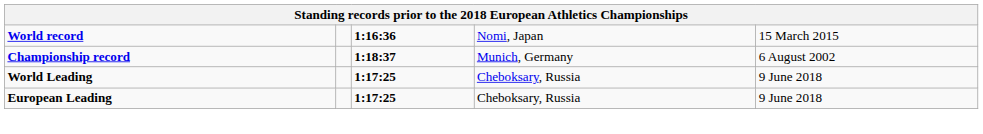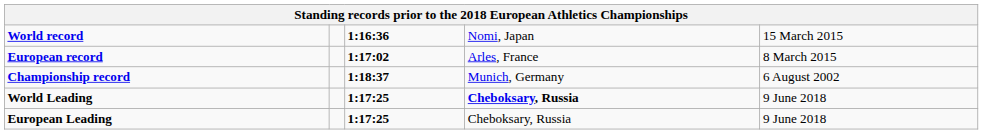+ row: (55, 56)
(529, 77) normal -> (523, 98) bold
